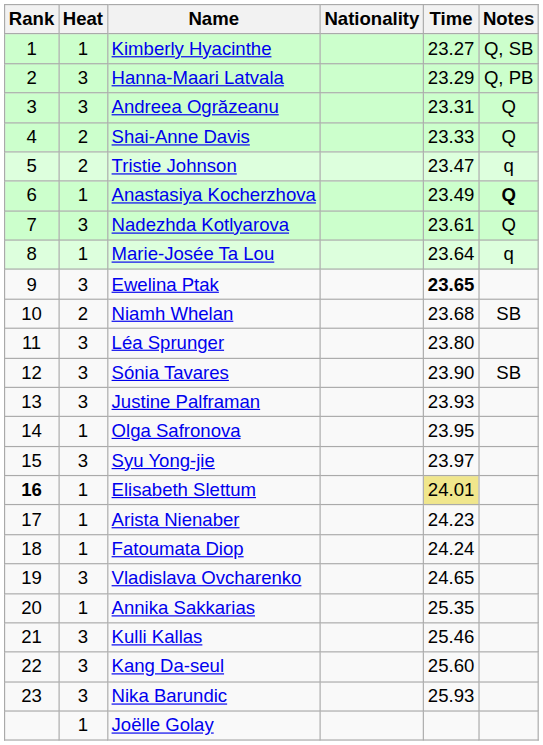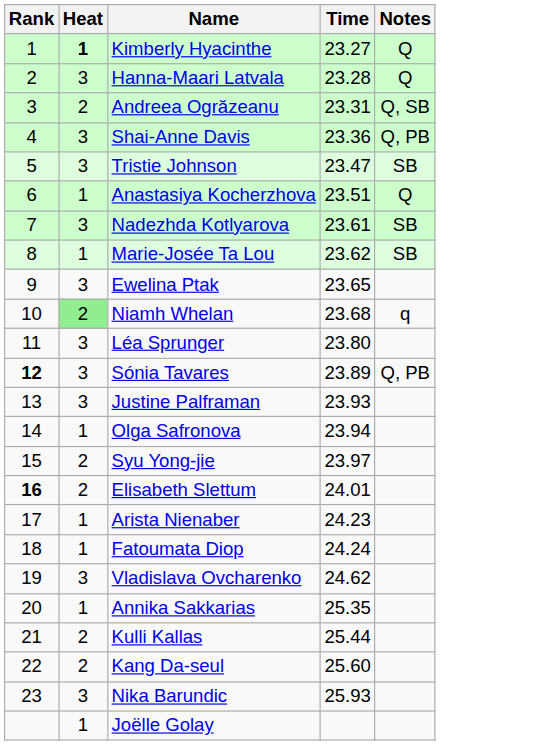- column: (372, 19)
(83, 48) normal -> (83, 48) bold
(509, 48) Q, SB -> (405, 48) Q
(451, 78) 23.29 -> (348, 78) 23.28
(509, 78) Q, PB -> (405, 78) Q
(83, 107) 3 -> (83, 107) 2
(509, 107) Q -> (405, 107) Q, SB
(83, 136) 2 -> (83, 136) 3
(451, 136) 23.33 -> (348, 136) 23.36
(509, 136) Q -> (405, 136) Q, PB
(83, 166) 2 -> (83, 166) 3
(509, 166) q -> (405, 166) SB
(451, 195) 23.49 -> (348, 195) 23.51
(509, 195) bold -> (405, 195) normal
(509, 225) Q -> (405, 225) SB
(451, 254) 23.64 -> (348, 254) 23.62
(509, 254) q -> (405, 254) SB
(451, 284) bold -> (348, 284) normal
(83, 313) no background -> (83, 313) lightgreen background
(509, 313) SB -> (405, 313) q
(32, 372) normal -> (32, 372) bold
(451, 372) 23.90 -> (348, 372) 23.89
(509, 372) SB -> (405, 372) Q, PB
(451, 431) 23.95 -> (348, 431) 23.94
(83, 460) 3 -> (83, 460) 2
(83, 490) 1 -> (83, 490) 2
(451, 490) khaki background -> (348, 490) no background
(451, 578) 24.65 -> (348, 578) 24.62
(83, 637) 3 -> (83, 637) 2
(451, 637) 25.46 -> (348, 637) 25.44
(83, 666) 3 -> (83, 666) 2
